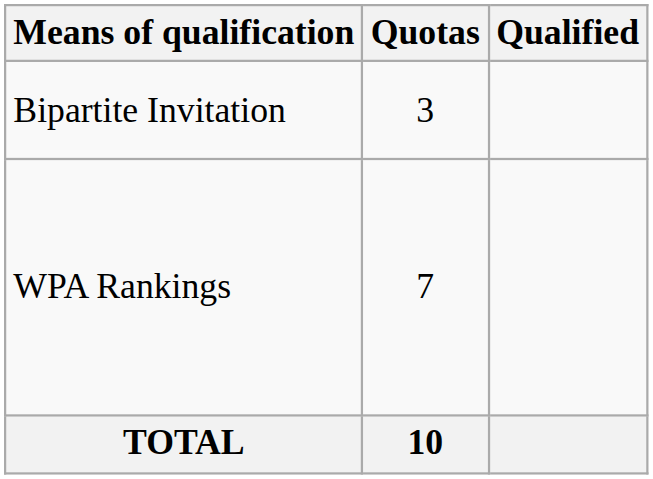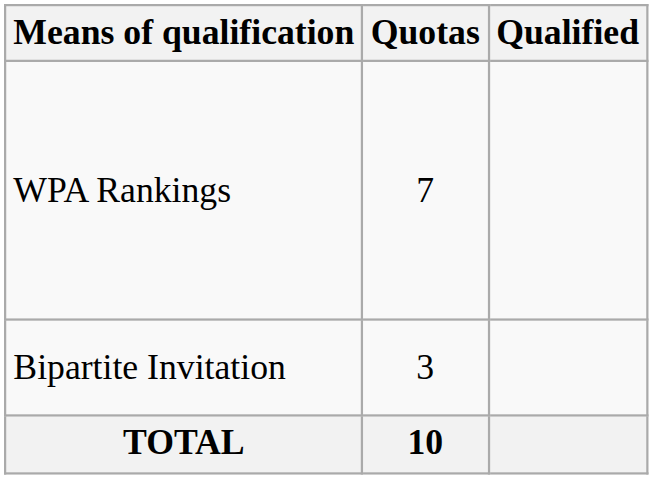rows swapped: (122, 286) <-> (150, 109)
